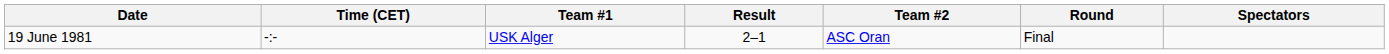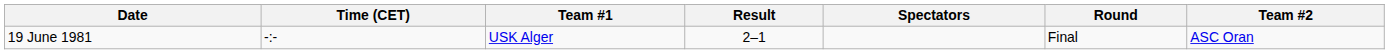columns swapped: (922, 15) <-> (1274, 15)
